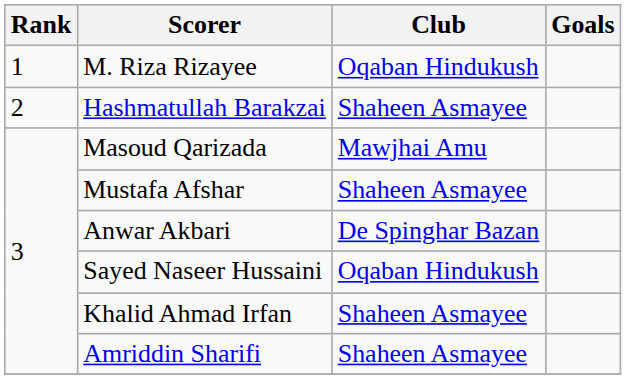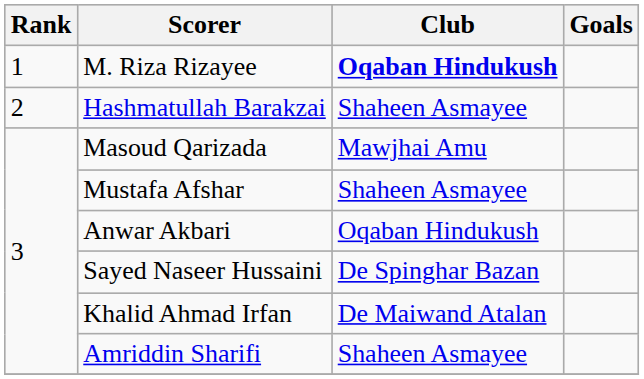(438, 66) normal -> (448, 66) bold
(439, 230) De Spinghar Bazan -> (438, 230) Oqaban Hindukush
(438, 271) Oqaban Hindukush -> (439, 271) De Spinghar Bazan
(432, 312) Shaheen Asmayee -> (442, 312) De Maiwand Atalan
